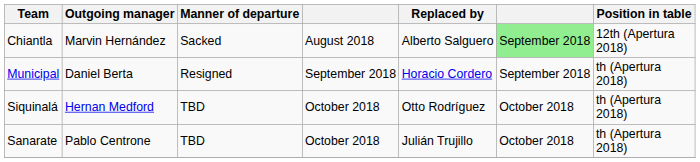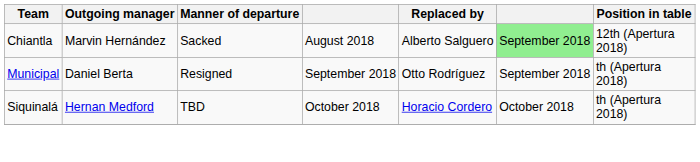(447, 74) Horacio Cordero -> (443, 74) Otto Rodríguez
(443, 107) Otto Rodríguez -> (447, 107) Horacio Cordero
- row: (32, 140)
